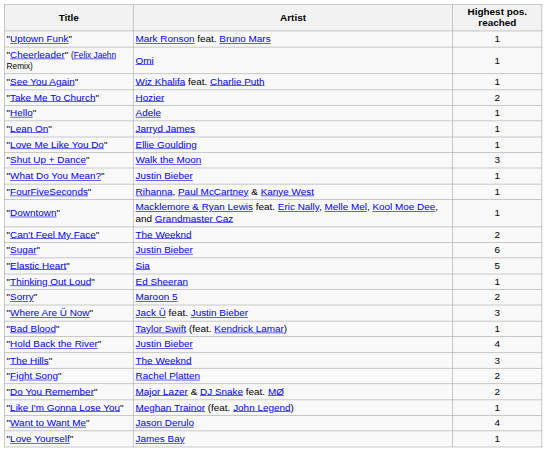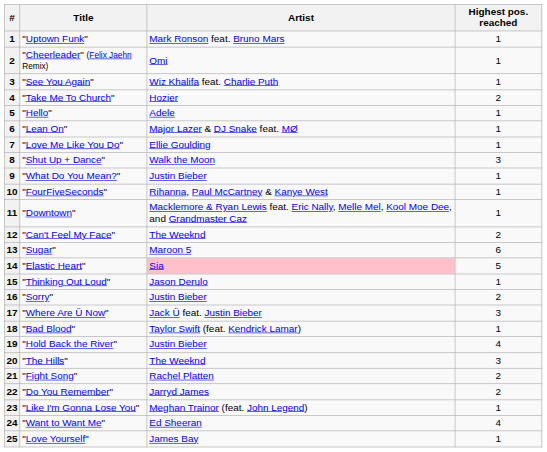+ column: (12, 17)
(165, 129) Jarryd James -> (224, 129) Major Lazer & DJ Snake feat. MØ
(164, 250) Justin Bieber -> (170, 250) Maroon 5
(143, 266) no background -> (157, 266) pink background
(162, 281) Ed Sheeran -> (179, 281) Jason Derulo
(156, 297) Maroon 5 -> (178, 297) Justin Bieber
(210, 391) Major Lazer & DJ Snake feat. MØ -> (179, 391) Jarryd James
(165, 423) Jason Derulo -> (176, 423) Ed Sheeran
